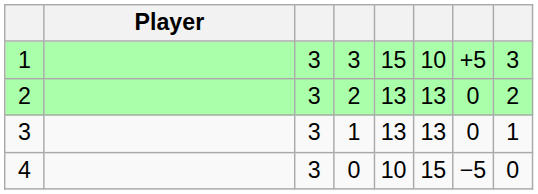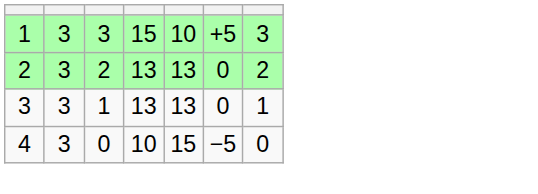- column: (169, 22)
